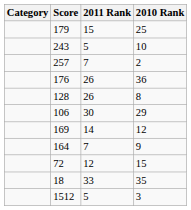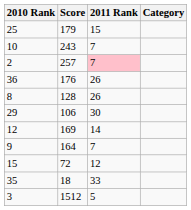columns swapped: (28, 12) <-> (160, 12)
(86, 46) 5 -> (93, 46) 7
(86, 63) no background -> (93, 63) pink background
